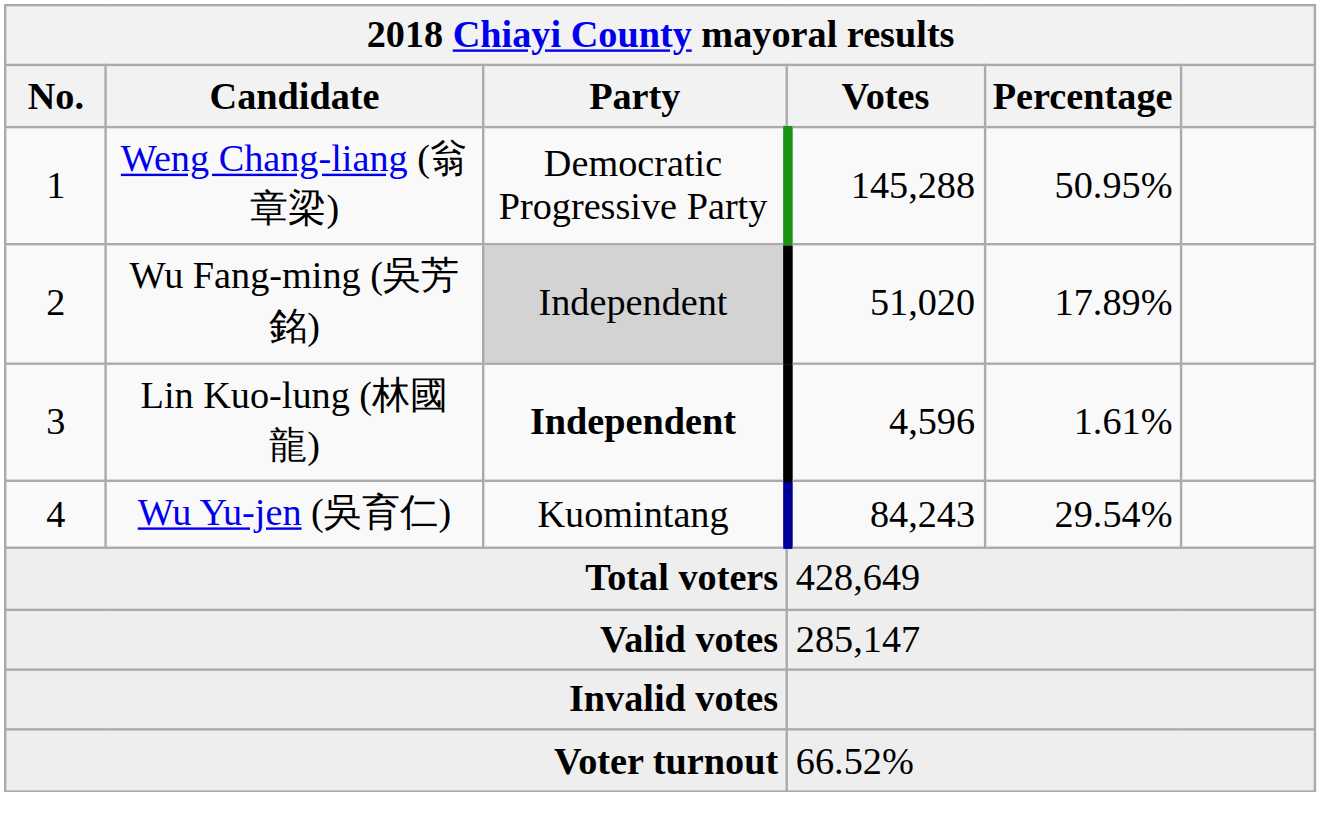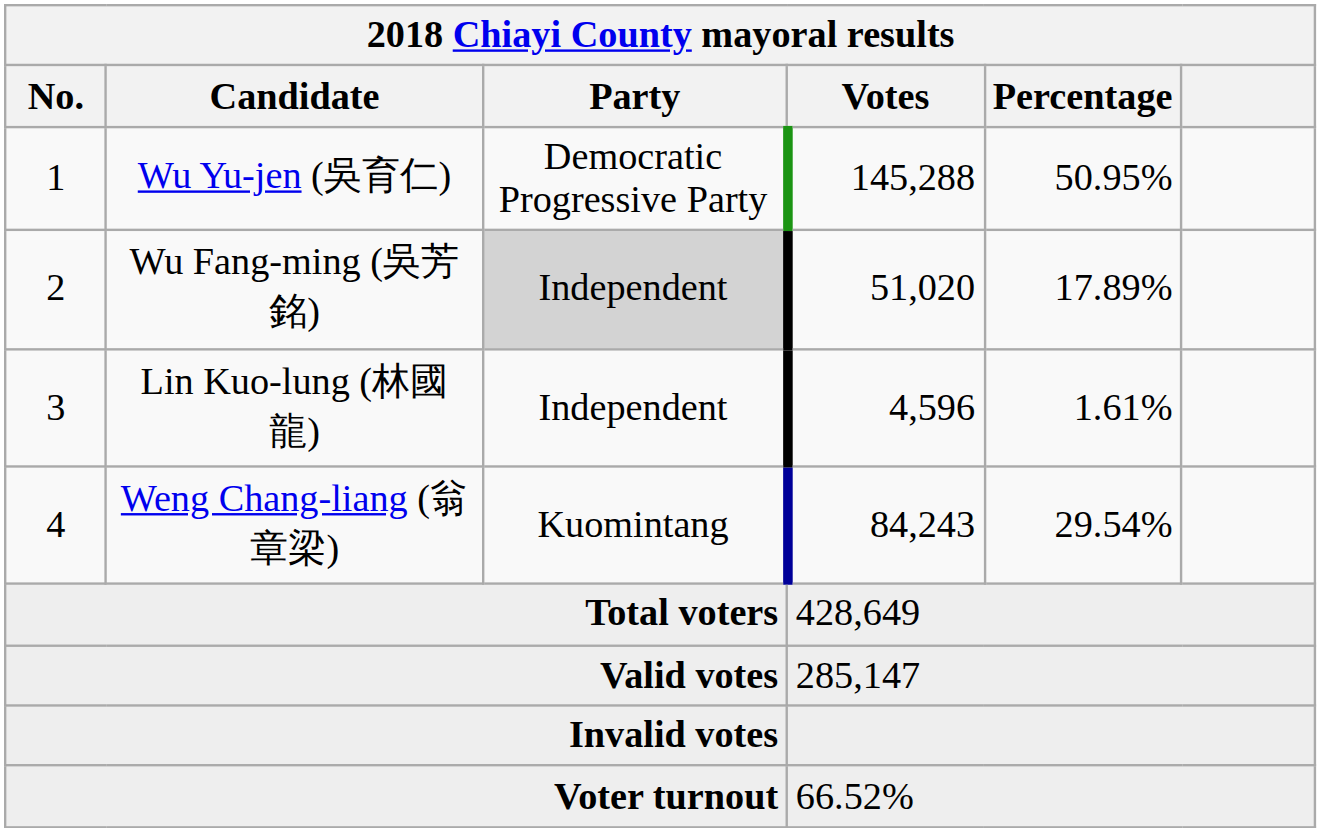(295, 183) Weng Chang-liang (翁章梁) -> (295, 176) Wu Yu-jen (吳育仁)
(633, 420) bold -> (633, 406) normal
(295, 512) Wu Yu-jen (吳育仁) -> (295, 523) Weng Chang-liang (翁章梁)
